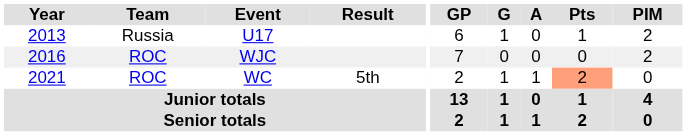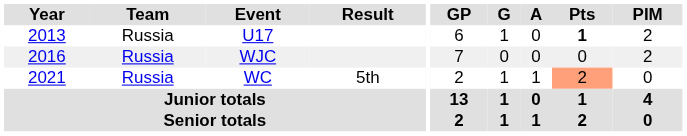(582, 35) normal -> (582, 35) bold
(148, 56) ROC -> (148, 56) Russia
(148, 78) ROC -> (148, 78) Russia
